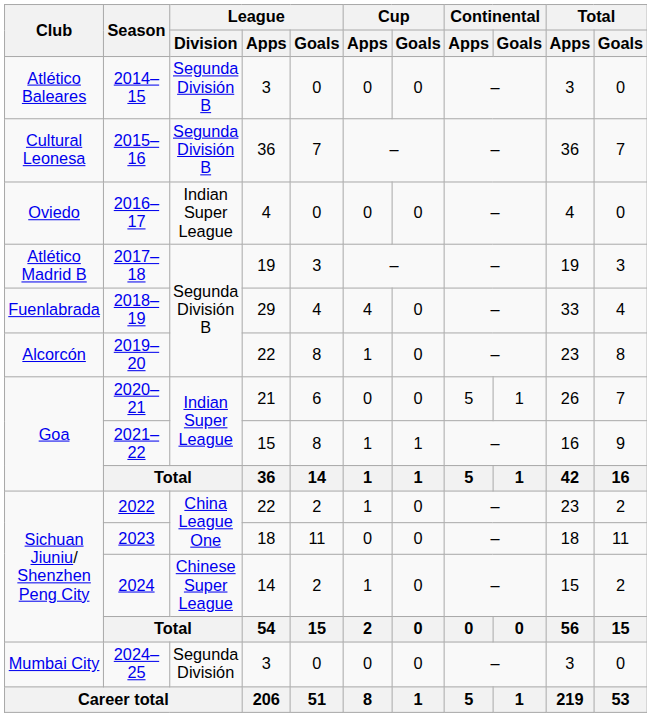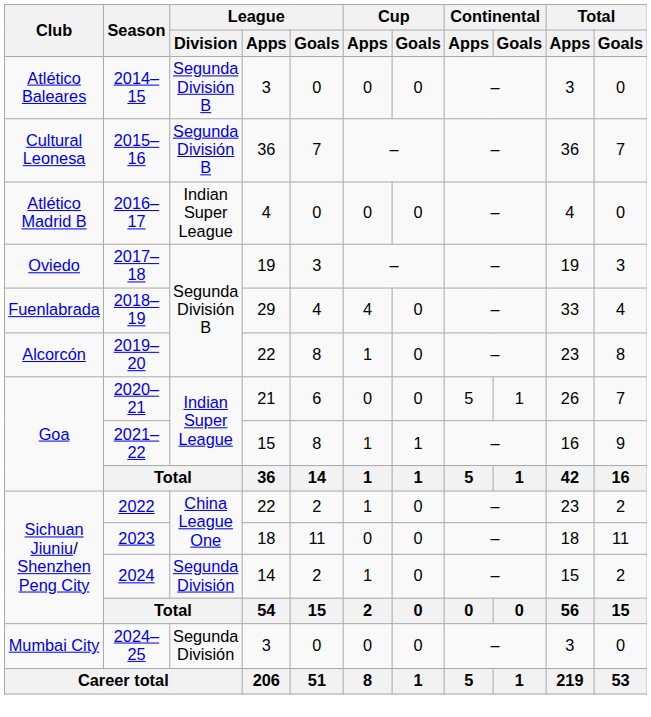(54, 212) Oviedo -> (54, 212) Atlético Madrid B
(54, 266) Atlético Madrid B -> (54, 266) Oviedo
(206, 585) Chinese Super League -> (206, 575) Segunda División
